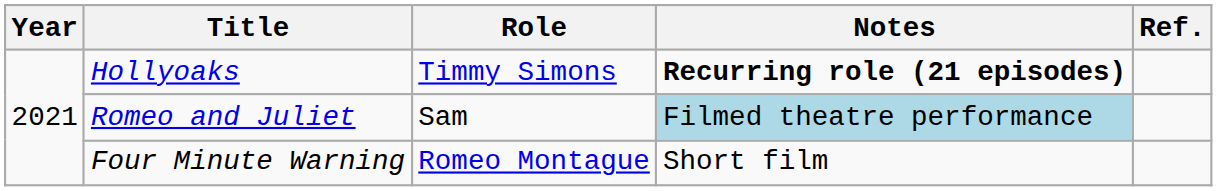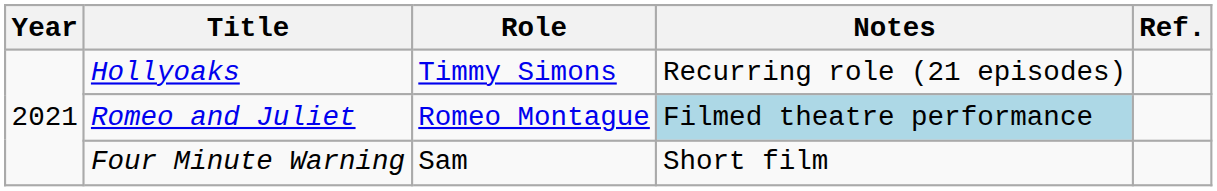(894, 72) bold -> (894, 72) normal
(443, 117) Sam -> (534, 117) Romeo Montague
(534, 162) Romeo Montague -> (443, 162) Sam
